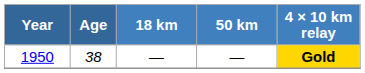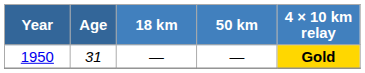(93, 57) 38 -> (93, 57) 31
